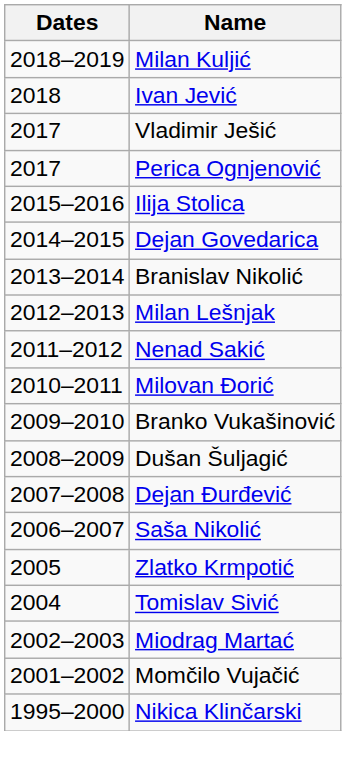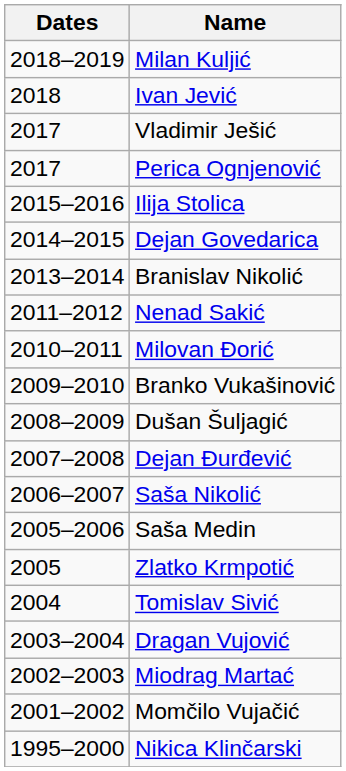- row: (205, 312)
+ row: (195, 530)
+ row: (212, 639)
